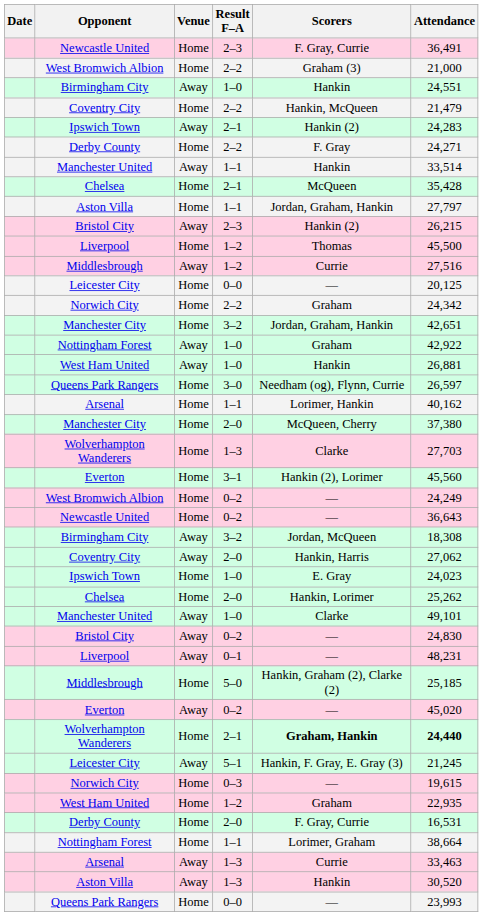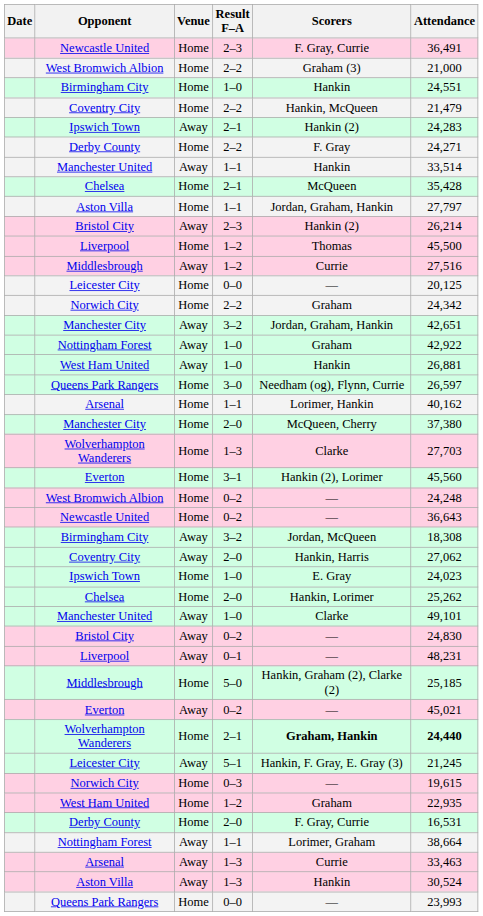(193, 87) Away -> (193, 87) Home
(444, 226) 26,215 -> (444, 226) 26,214
(193, 325) Home -> (193, 325) Away
(444, 497) 24,249 -> (444, 497) 24,248
(444, 709) 45,020 -> (444, 709) 45,021
(193, 842) Home -> (193, 842) Away
(444, 882) 30,520 -> (444, 882) 30,524
